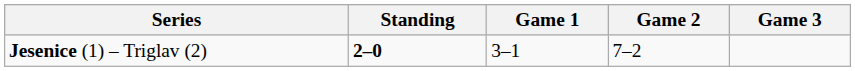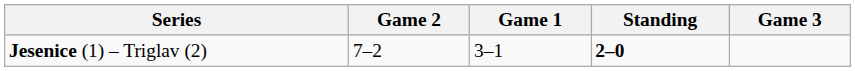columns swapped: (418, 19) <-> (669, 19)
